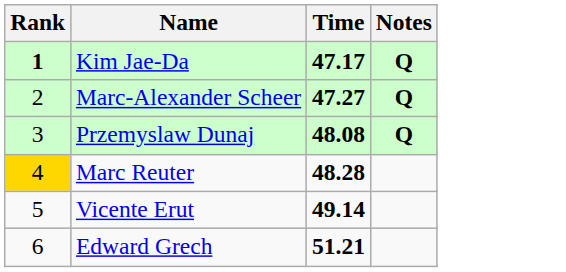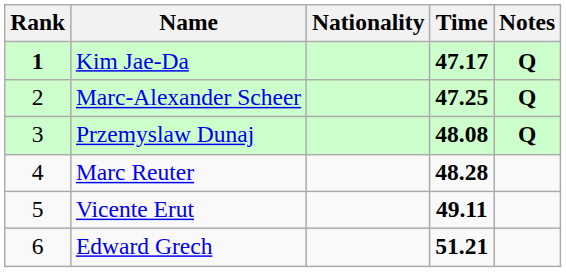+ column: (368, 23)
(338, 97) 47.27 -> (462, 97) 47.25
(38, 172) gold background -> (38, 172) no background
(338, 209) 49.14 -> (462, 209) 49.11
